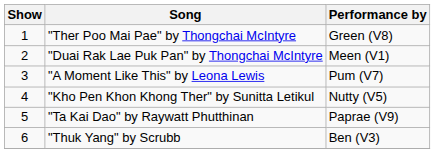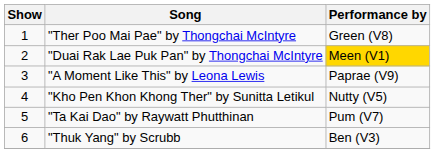(359, 55) no background -> (359, 55) gold background
(356, 76) Pum (V7) -> (364, 76) Paprae (V9)
(364, 117) Paprae (V9) -> (356, 117) Pum (V7)
